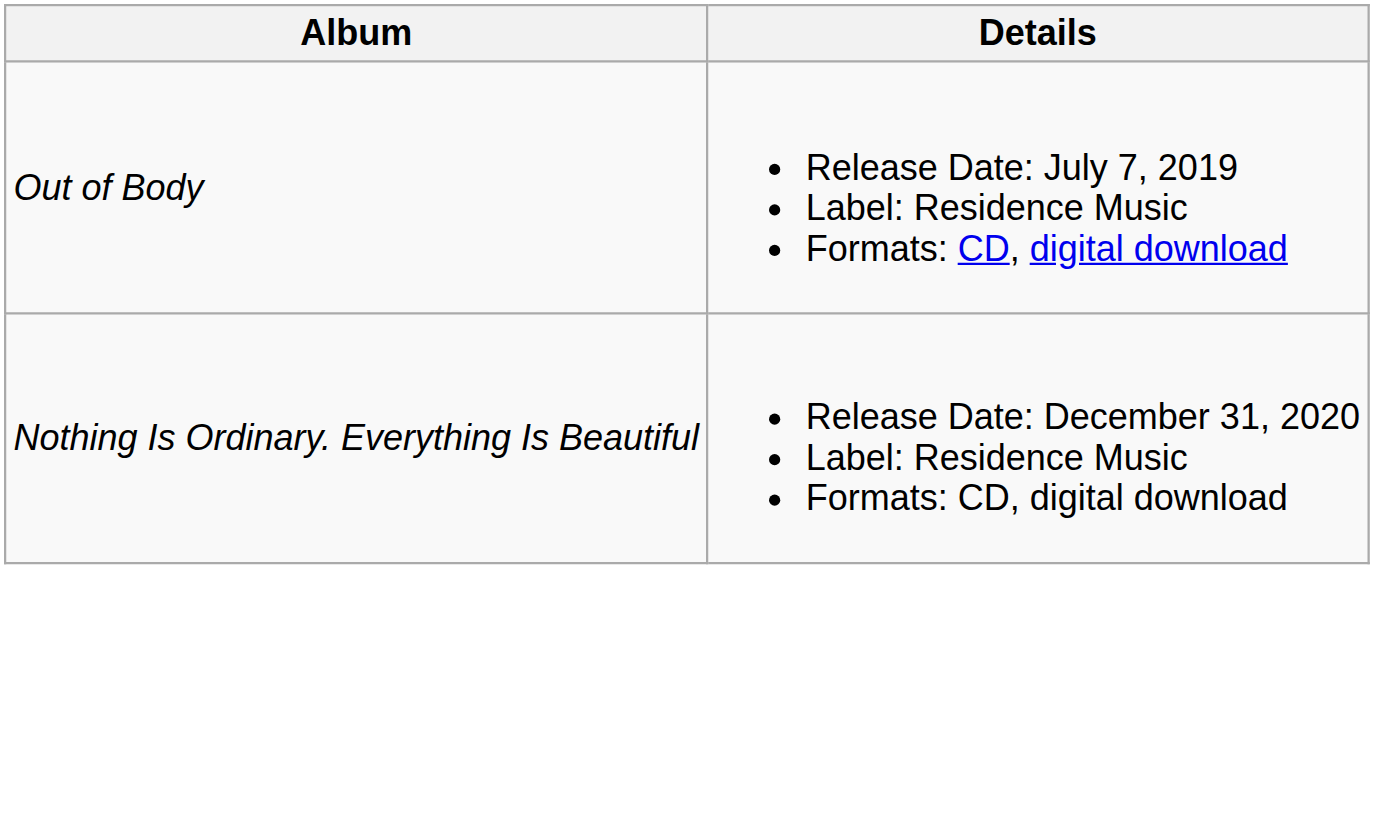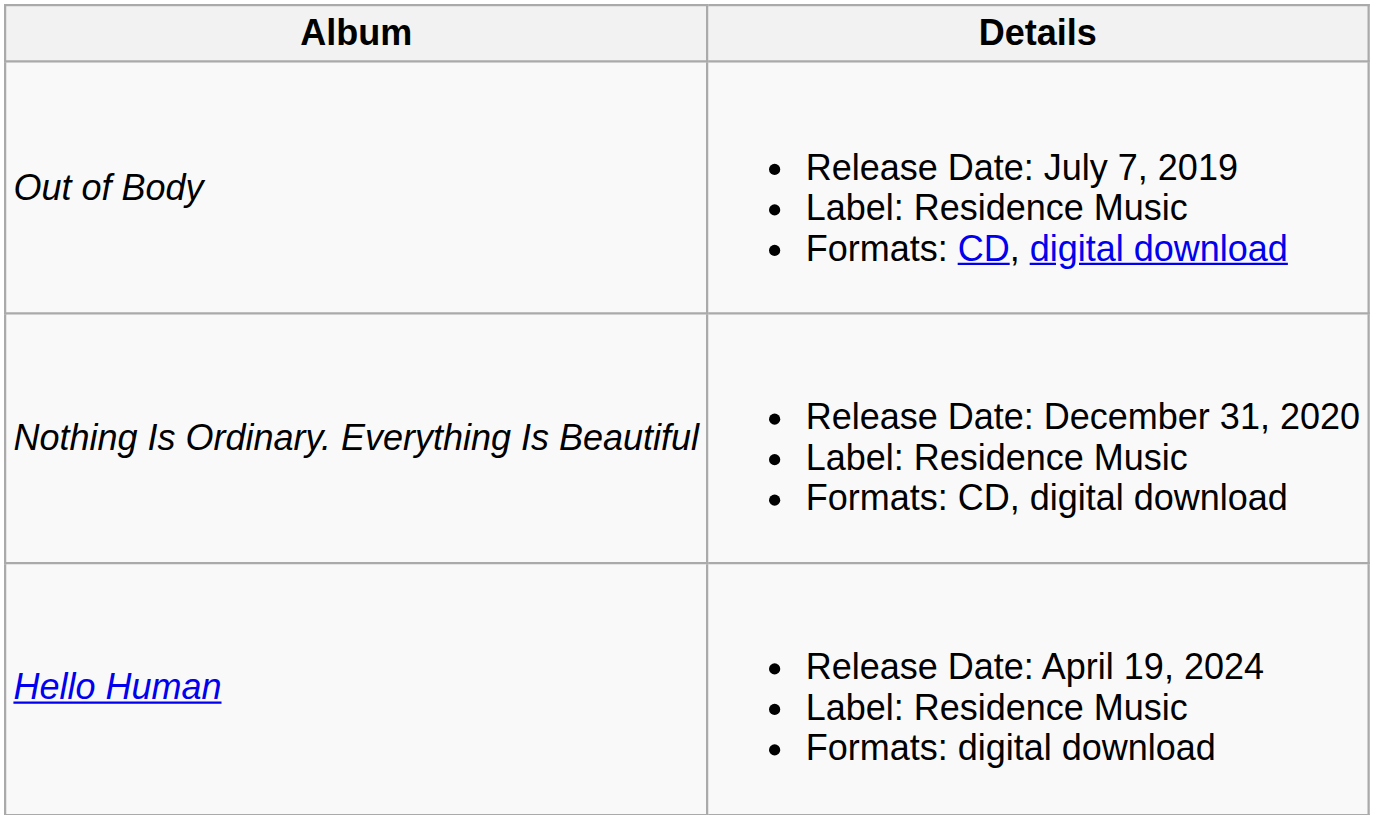+ row: (117, 688)
